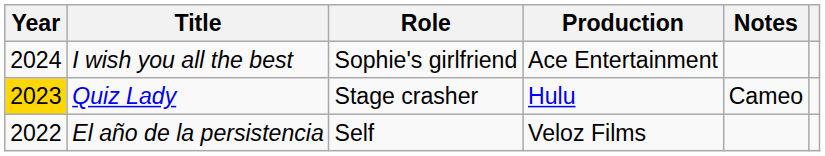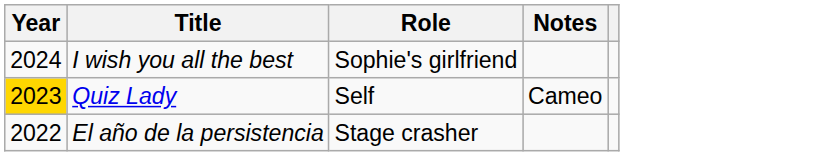- column: (623, 23)
(406, 96) Stage crasher -> (354, 96) Self
(354, 133) Self -> (406, 133) Stage crasher
